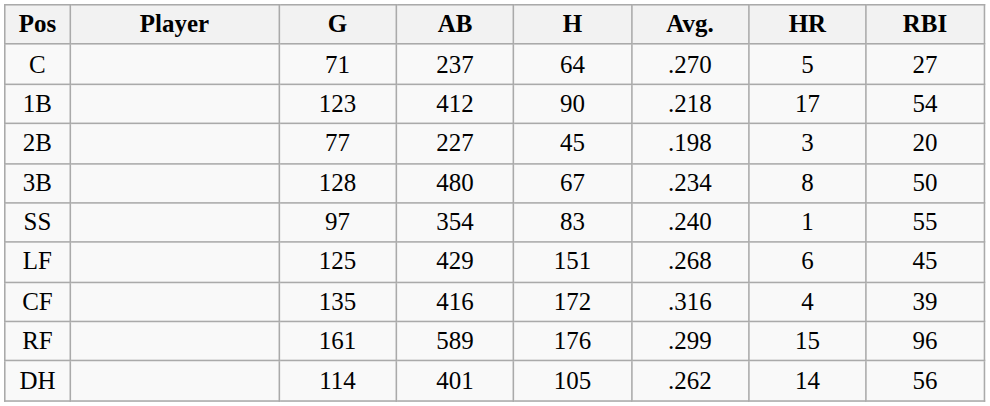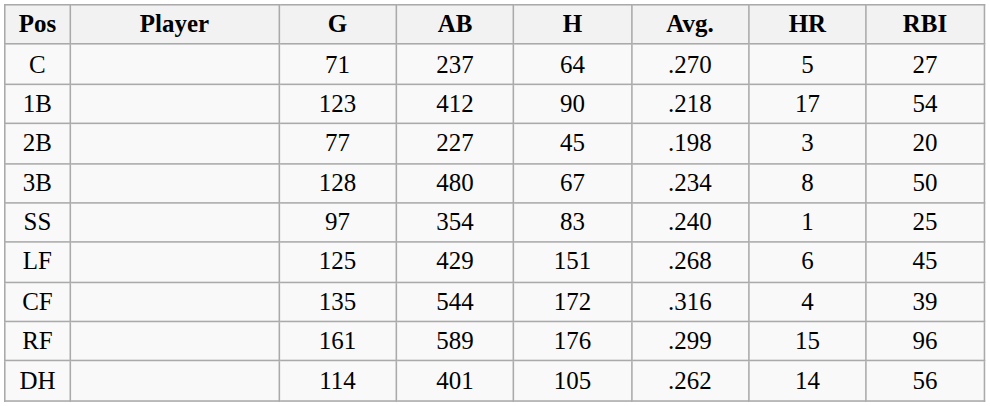(925, 222) 55 -> (925, 222) 25
(455, 301) 416 -> (455, 301) 544
